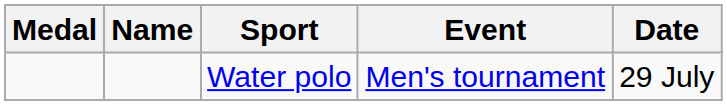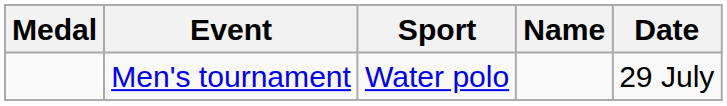columns swapped: (152, 29) <-> (485, 29)
